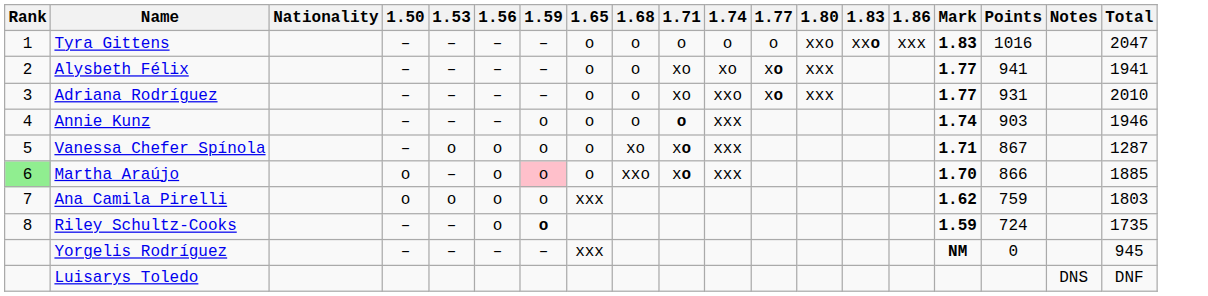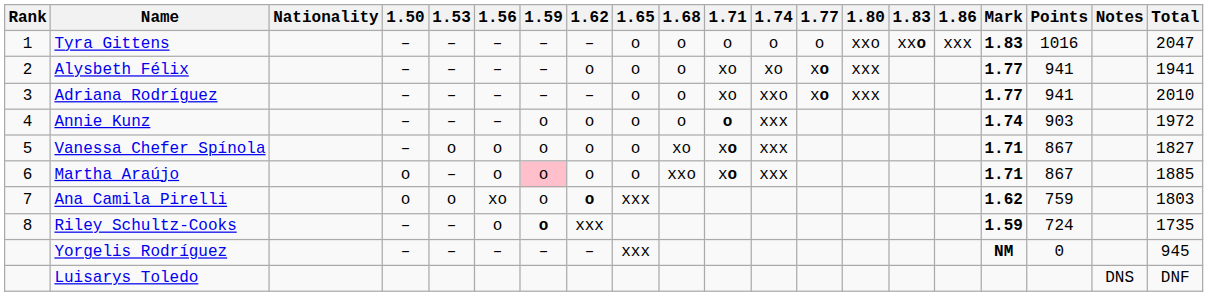+ column: (590, 18)
(1013, 96) 931 -> (1059, 96) 941
(1129, 122) 1946 -> (1175, 122) 1972
(1129, 148) 1287 -> (1175, 148) 1827
(28, 174) lightgreen background -> (28, 174) no background
(958, 174) 1.70 -> (1004, 174) 1.71
(1013, 174) 866 -> (1059, 174) 867
(498, 200) o -> (498, 200) xo
